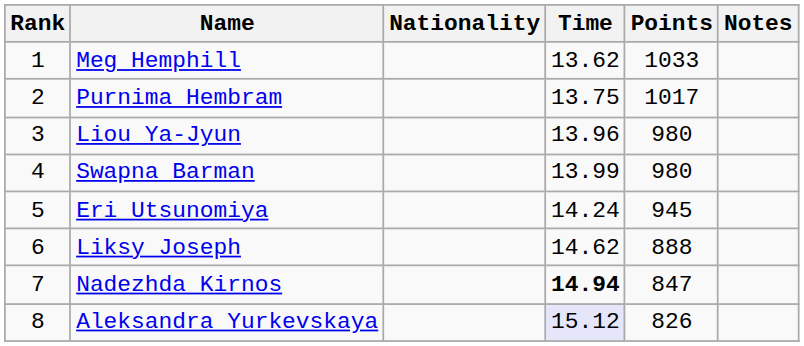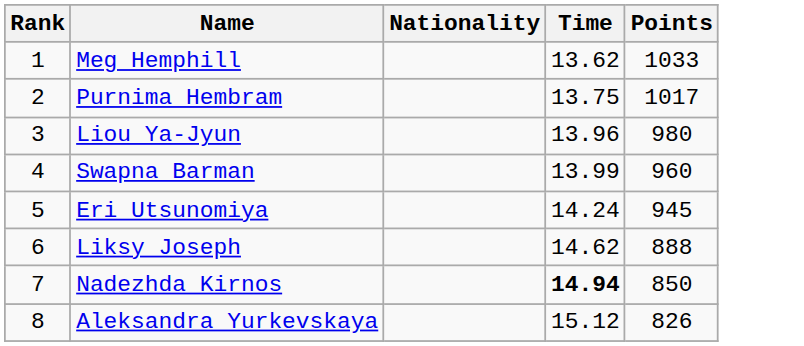- column: (758, 24)
(672, 173) 980 -> (672, 173) 960
(672, 285) 847 -> (672, 285) 850
(585, 322) lavender background -> (585, 322) no background
